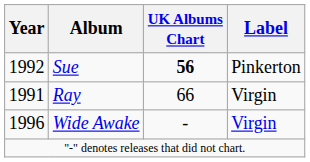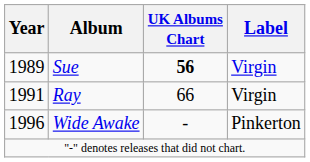(27, 67) 1992 -> (27, 67) 1989
(266, 67) Pinkerton -> (254, 67) Virgin
(254, 124) Virgin -> (266, 124) Pinkerton
